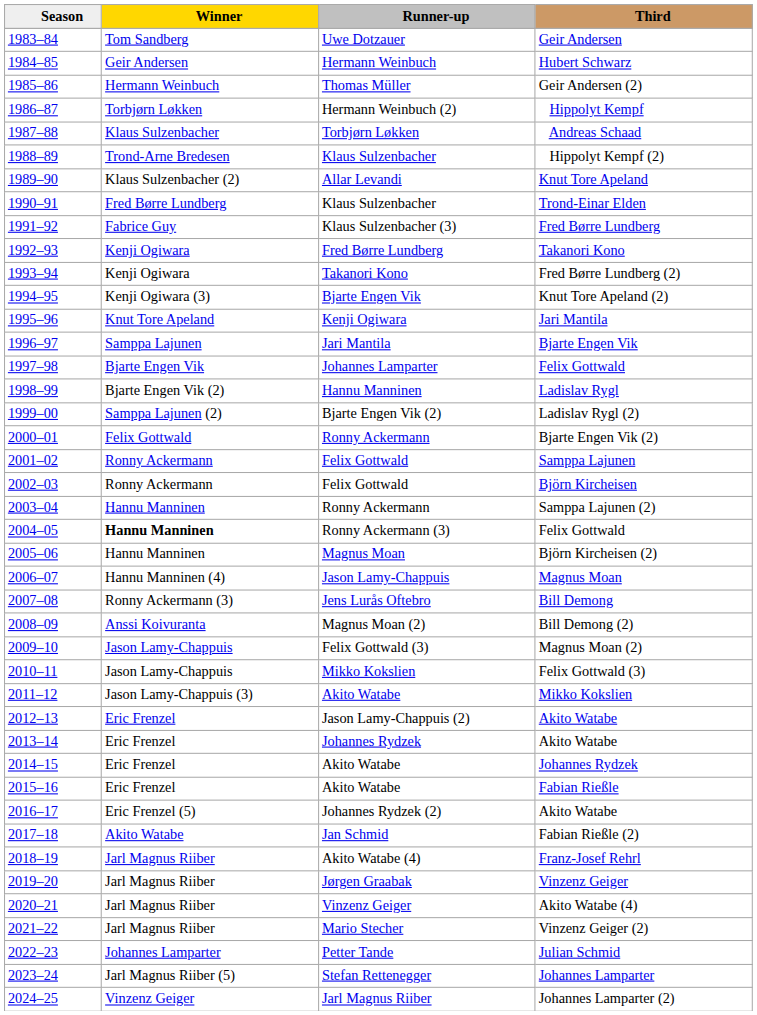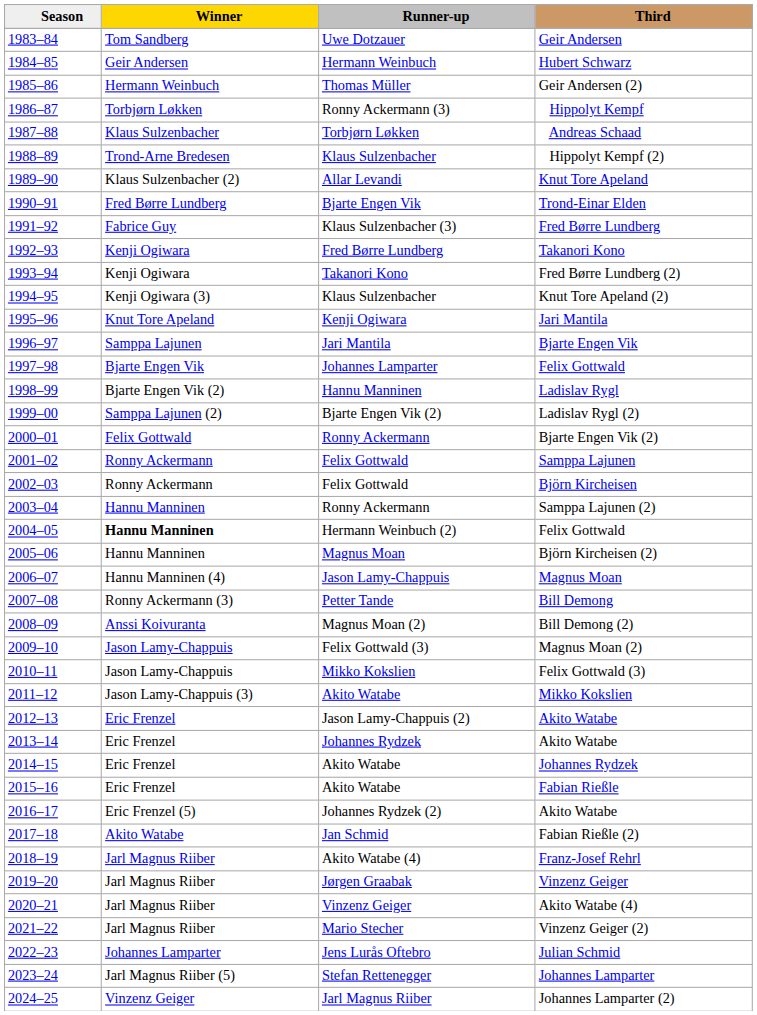(389, 109) Hermann Weinbuch (2) -> (386, 109) Ronny Ackermann (3)
(379, 203) Klaus Sulzenbacher -> (371, 203) Bjarte Engen Vik
(371, 296) Bjarte Engen Vik -> (379, 296) Klaus Sulzenbacher
(386, 530) Ronny Ackermann (3) -> (389, 530) Hermann Weinbuch (2)
(376, 600) Jens Lurås Oftebro -> (358, 600) Petter Tande
(358, 951) Petter Tande -> (376, 951) Jens Lurås Oftebro
